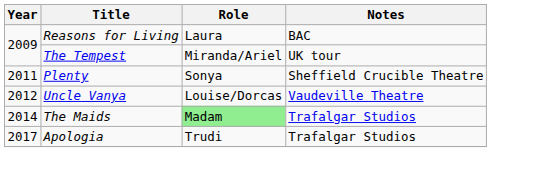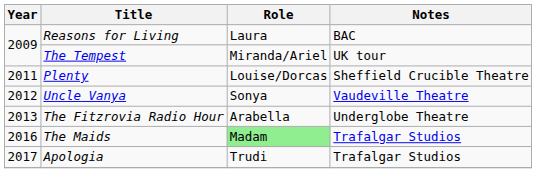(203, 76) Sonya -> (279, 76) Louise/Dorcas
(233, 96) Louise/Dorcas -> (249, 96) Sonya
+ row: (134, 116)
(22, 116) 2014 -> (22, 137) 2016
